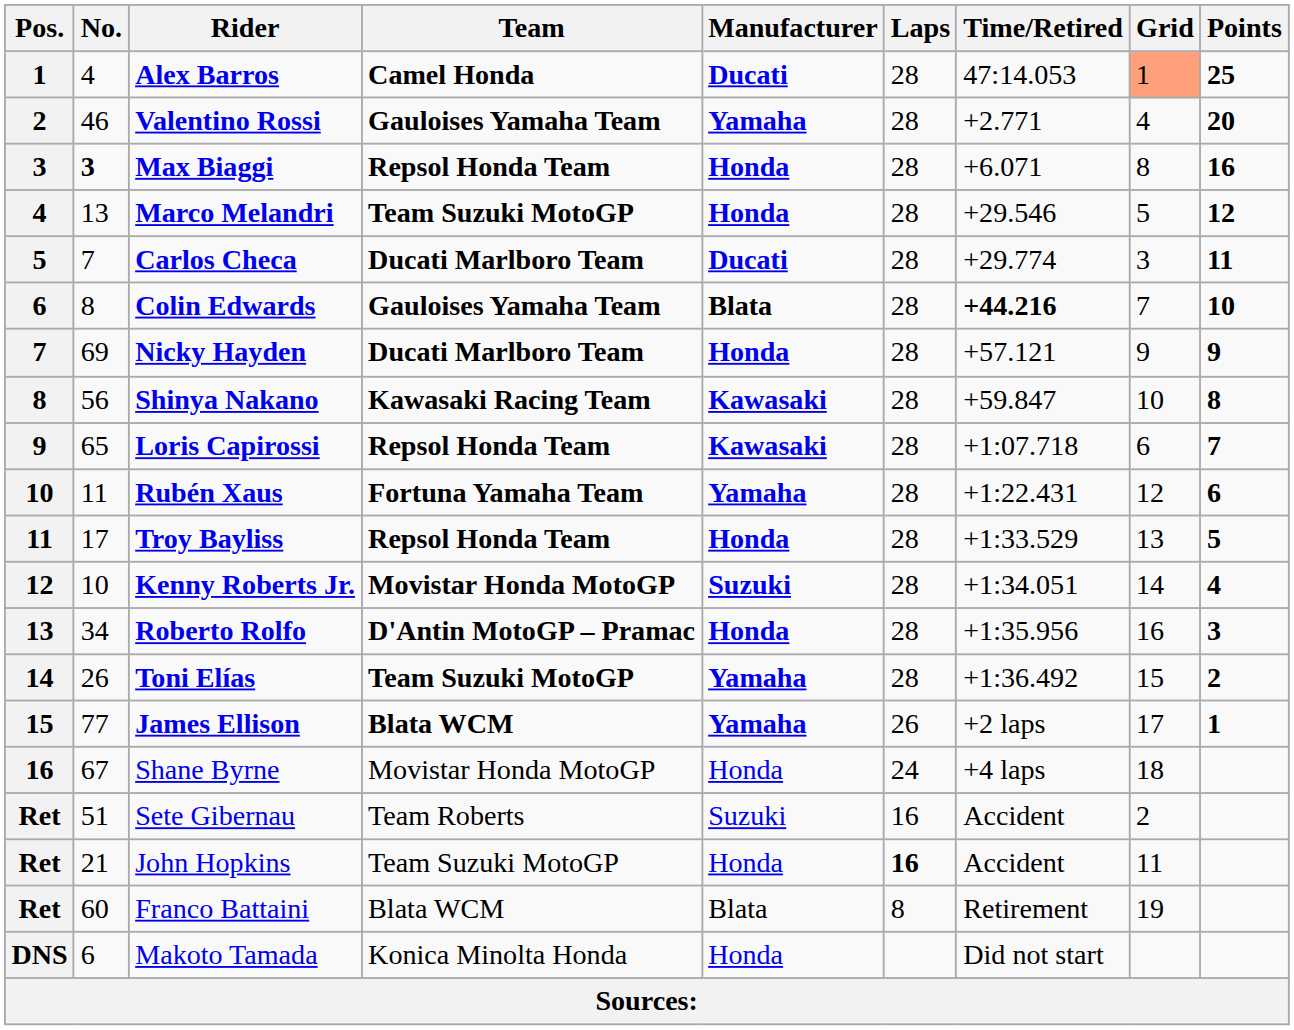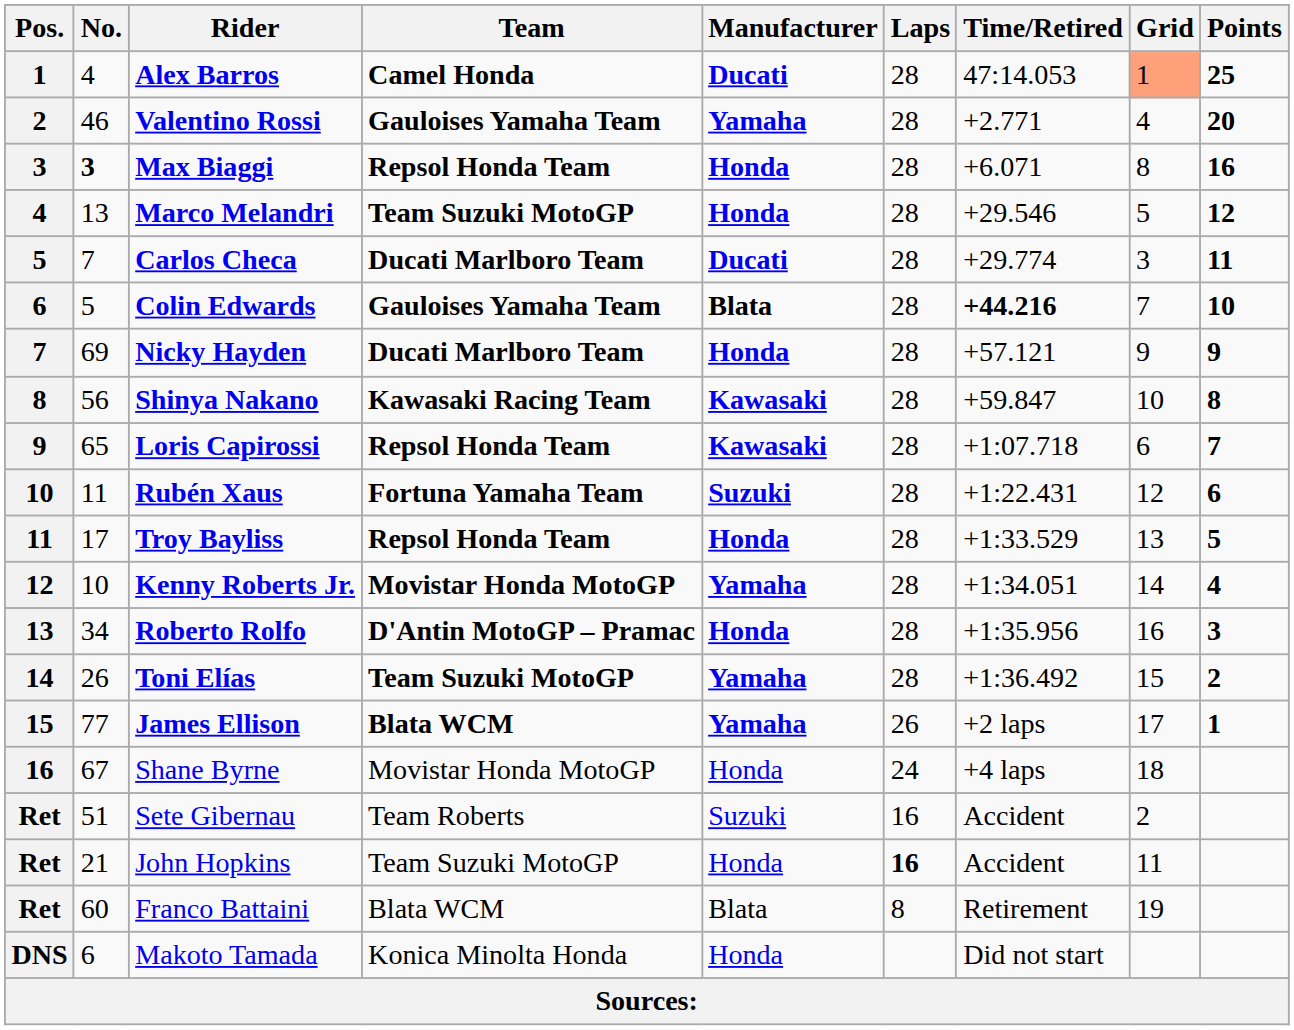(88, 306) 8 -> (88, 306) 5
(757, 491) Yamaha -> (750, 491) Suzuki
(750, 584) Suzuki -> (757, 584) Yamaha
